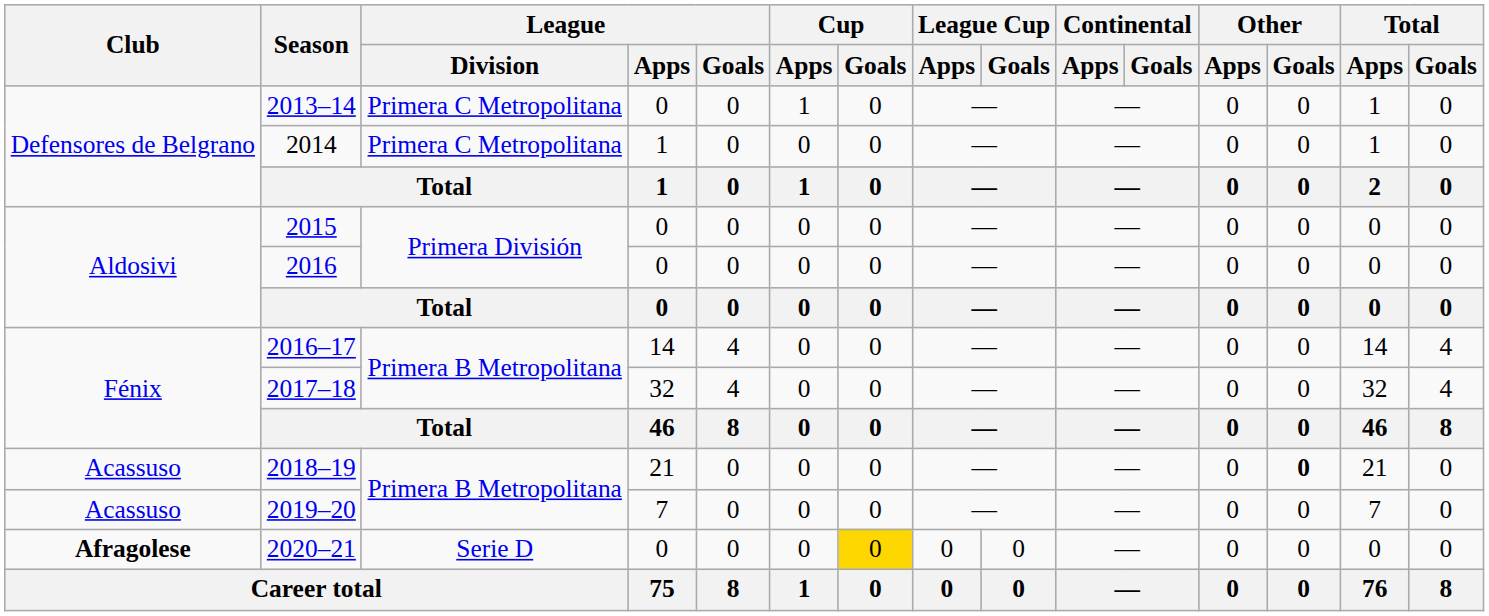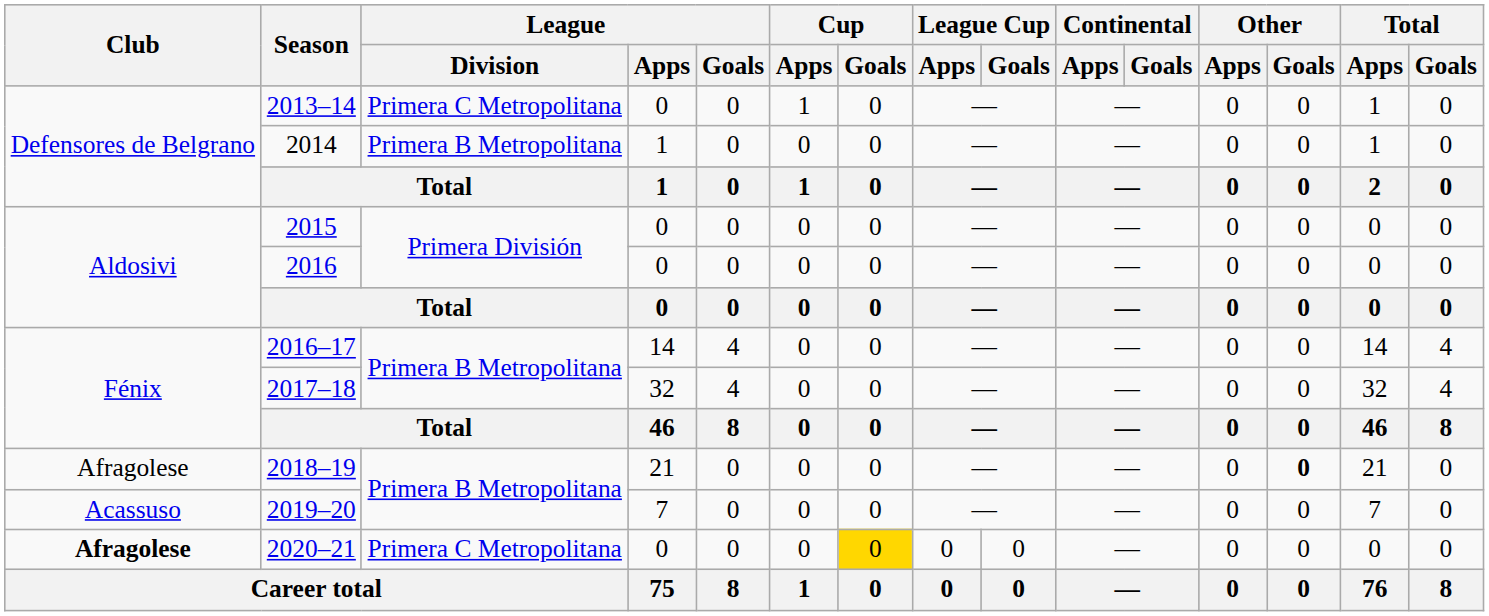(495, 145) Primera C Metropolitana -> (495, 145) Primera B Metropolitana
(133, 468) Acassuso -> (133, 468) Afragolese
(495, 549) Serie D -> (495, 549) Primera C Metropolitana
